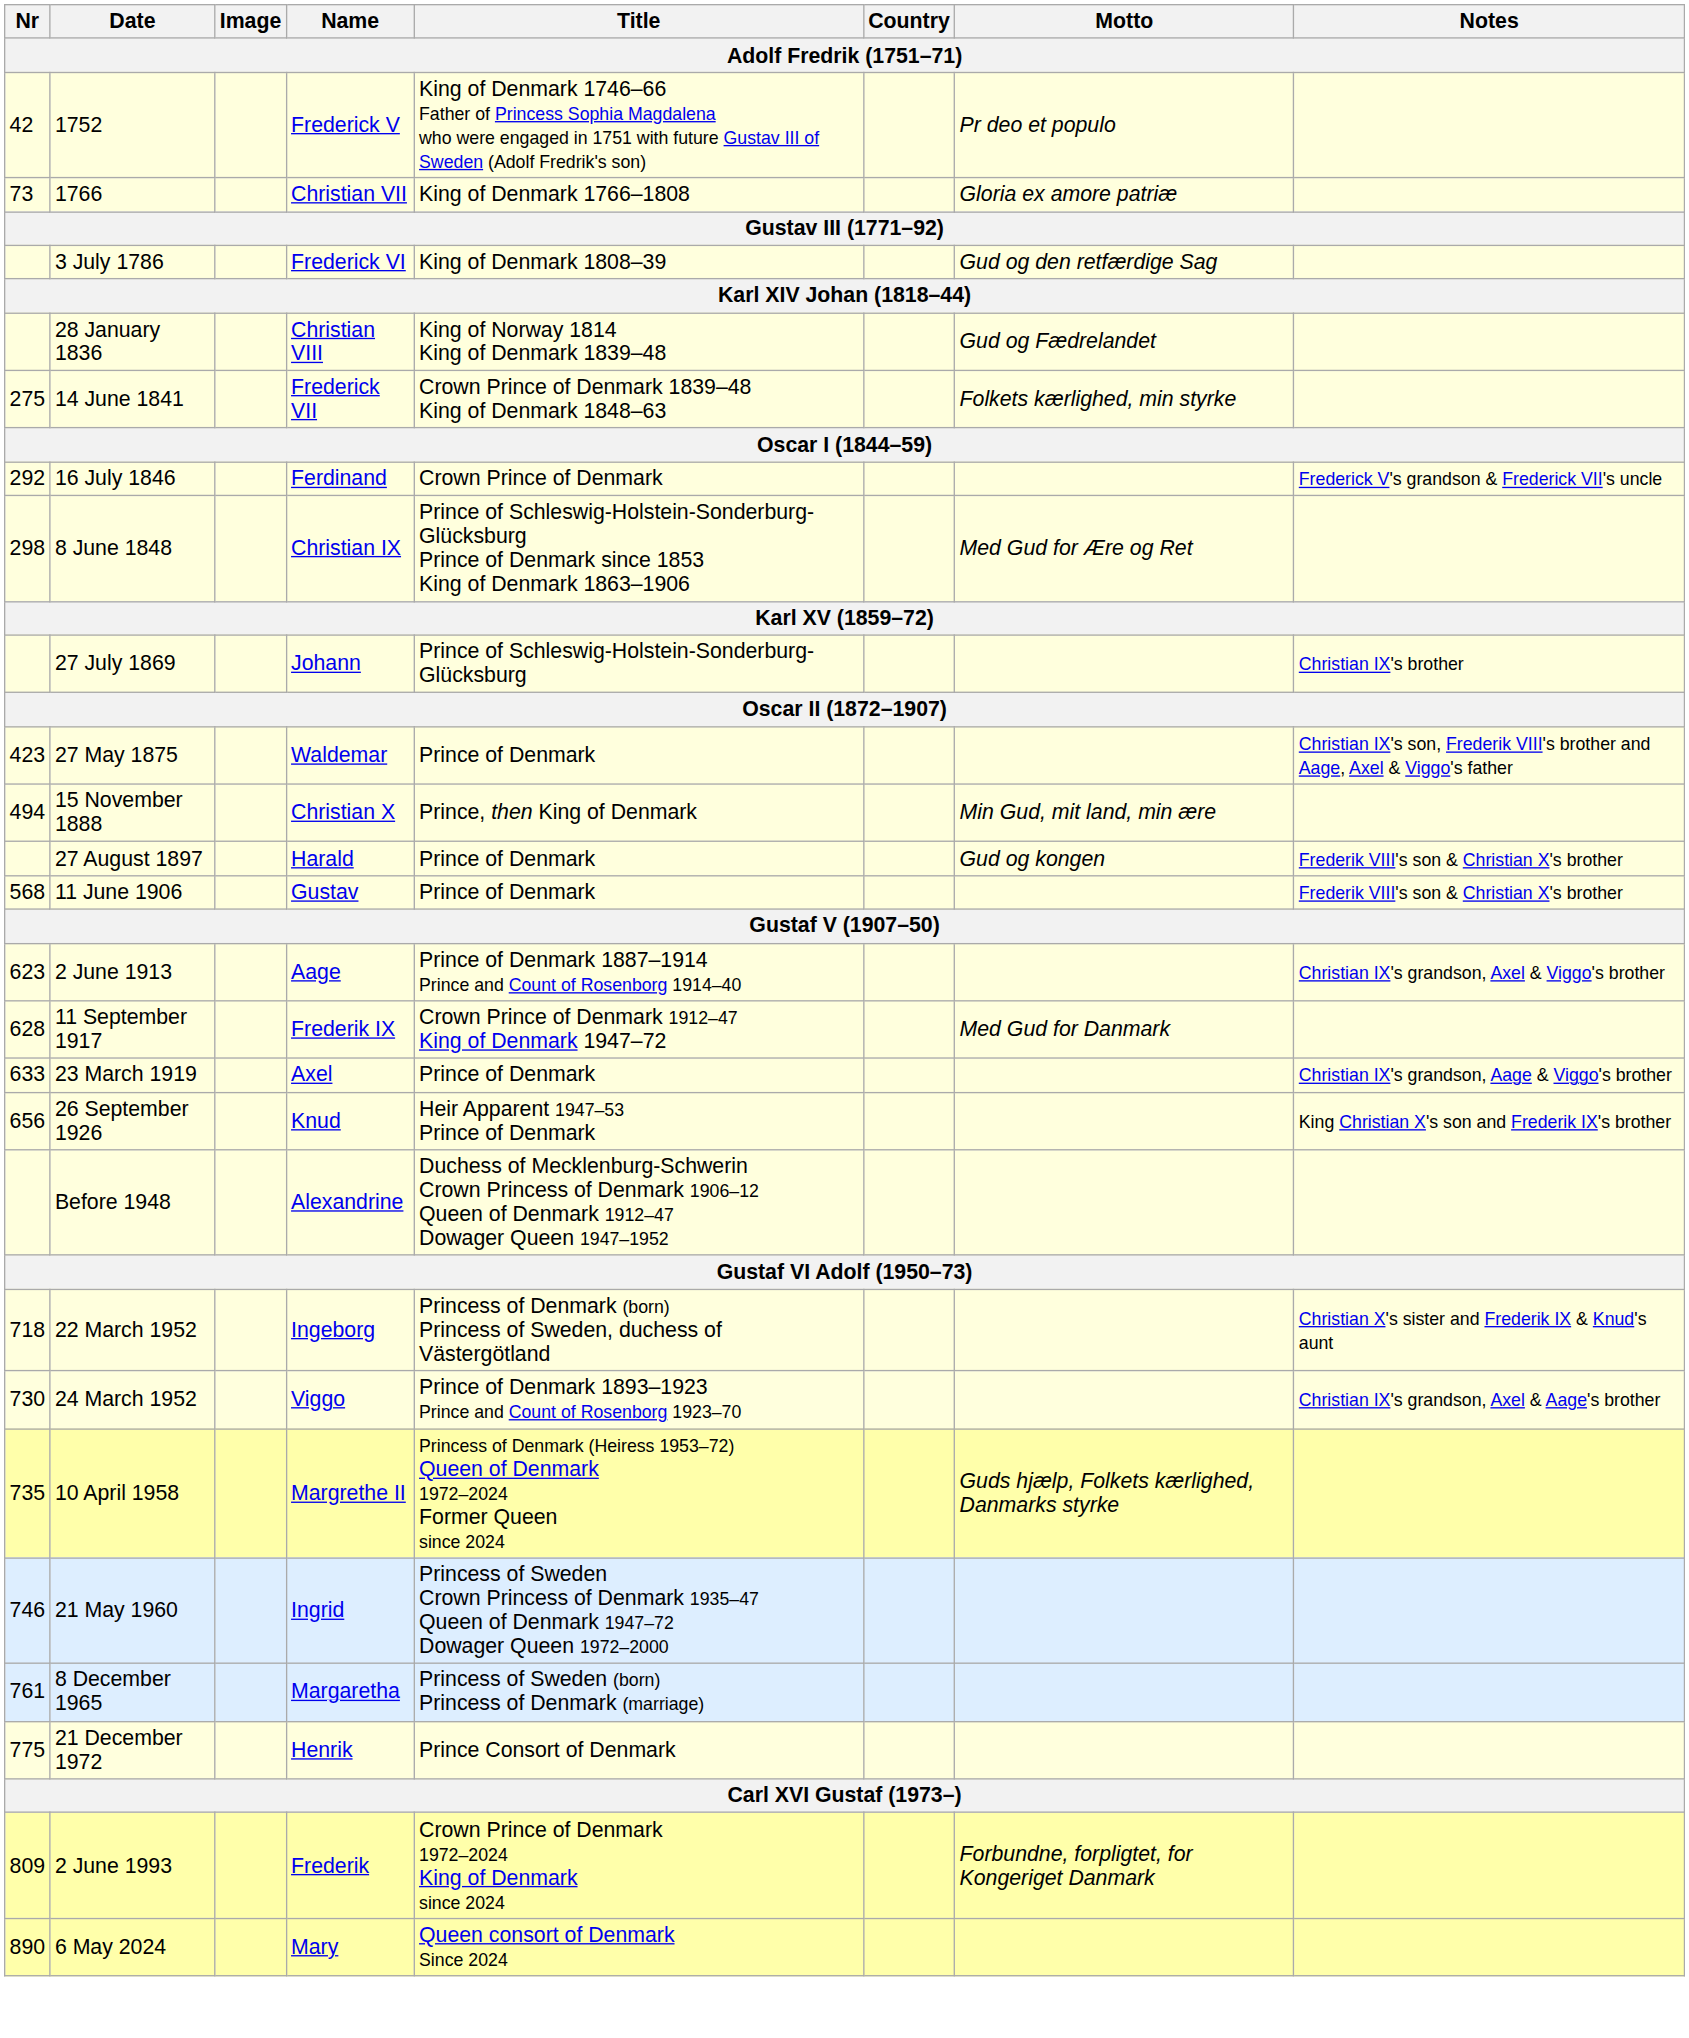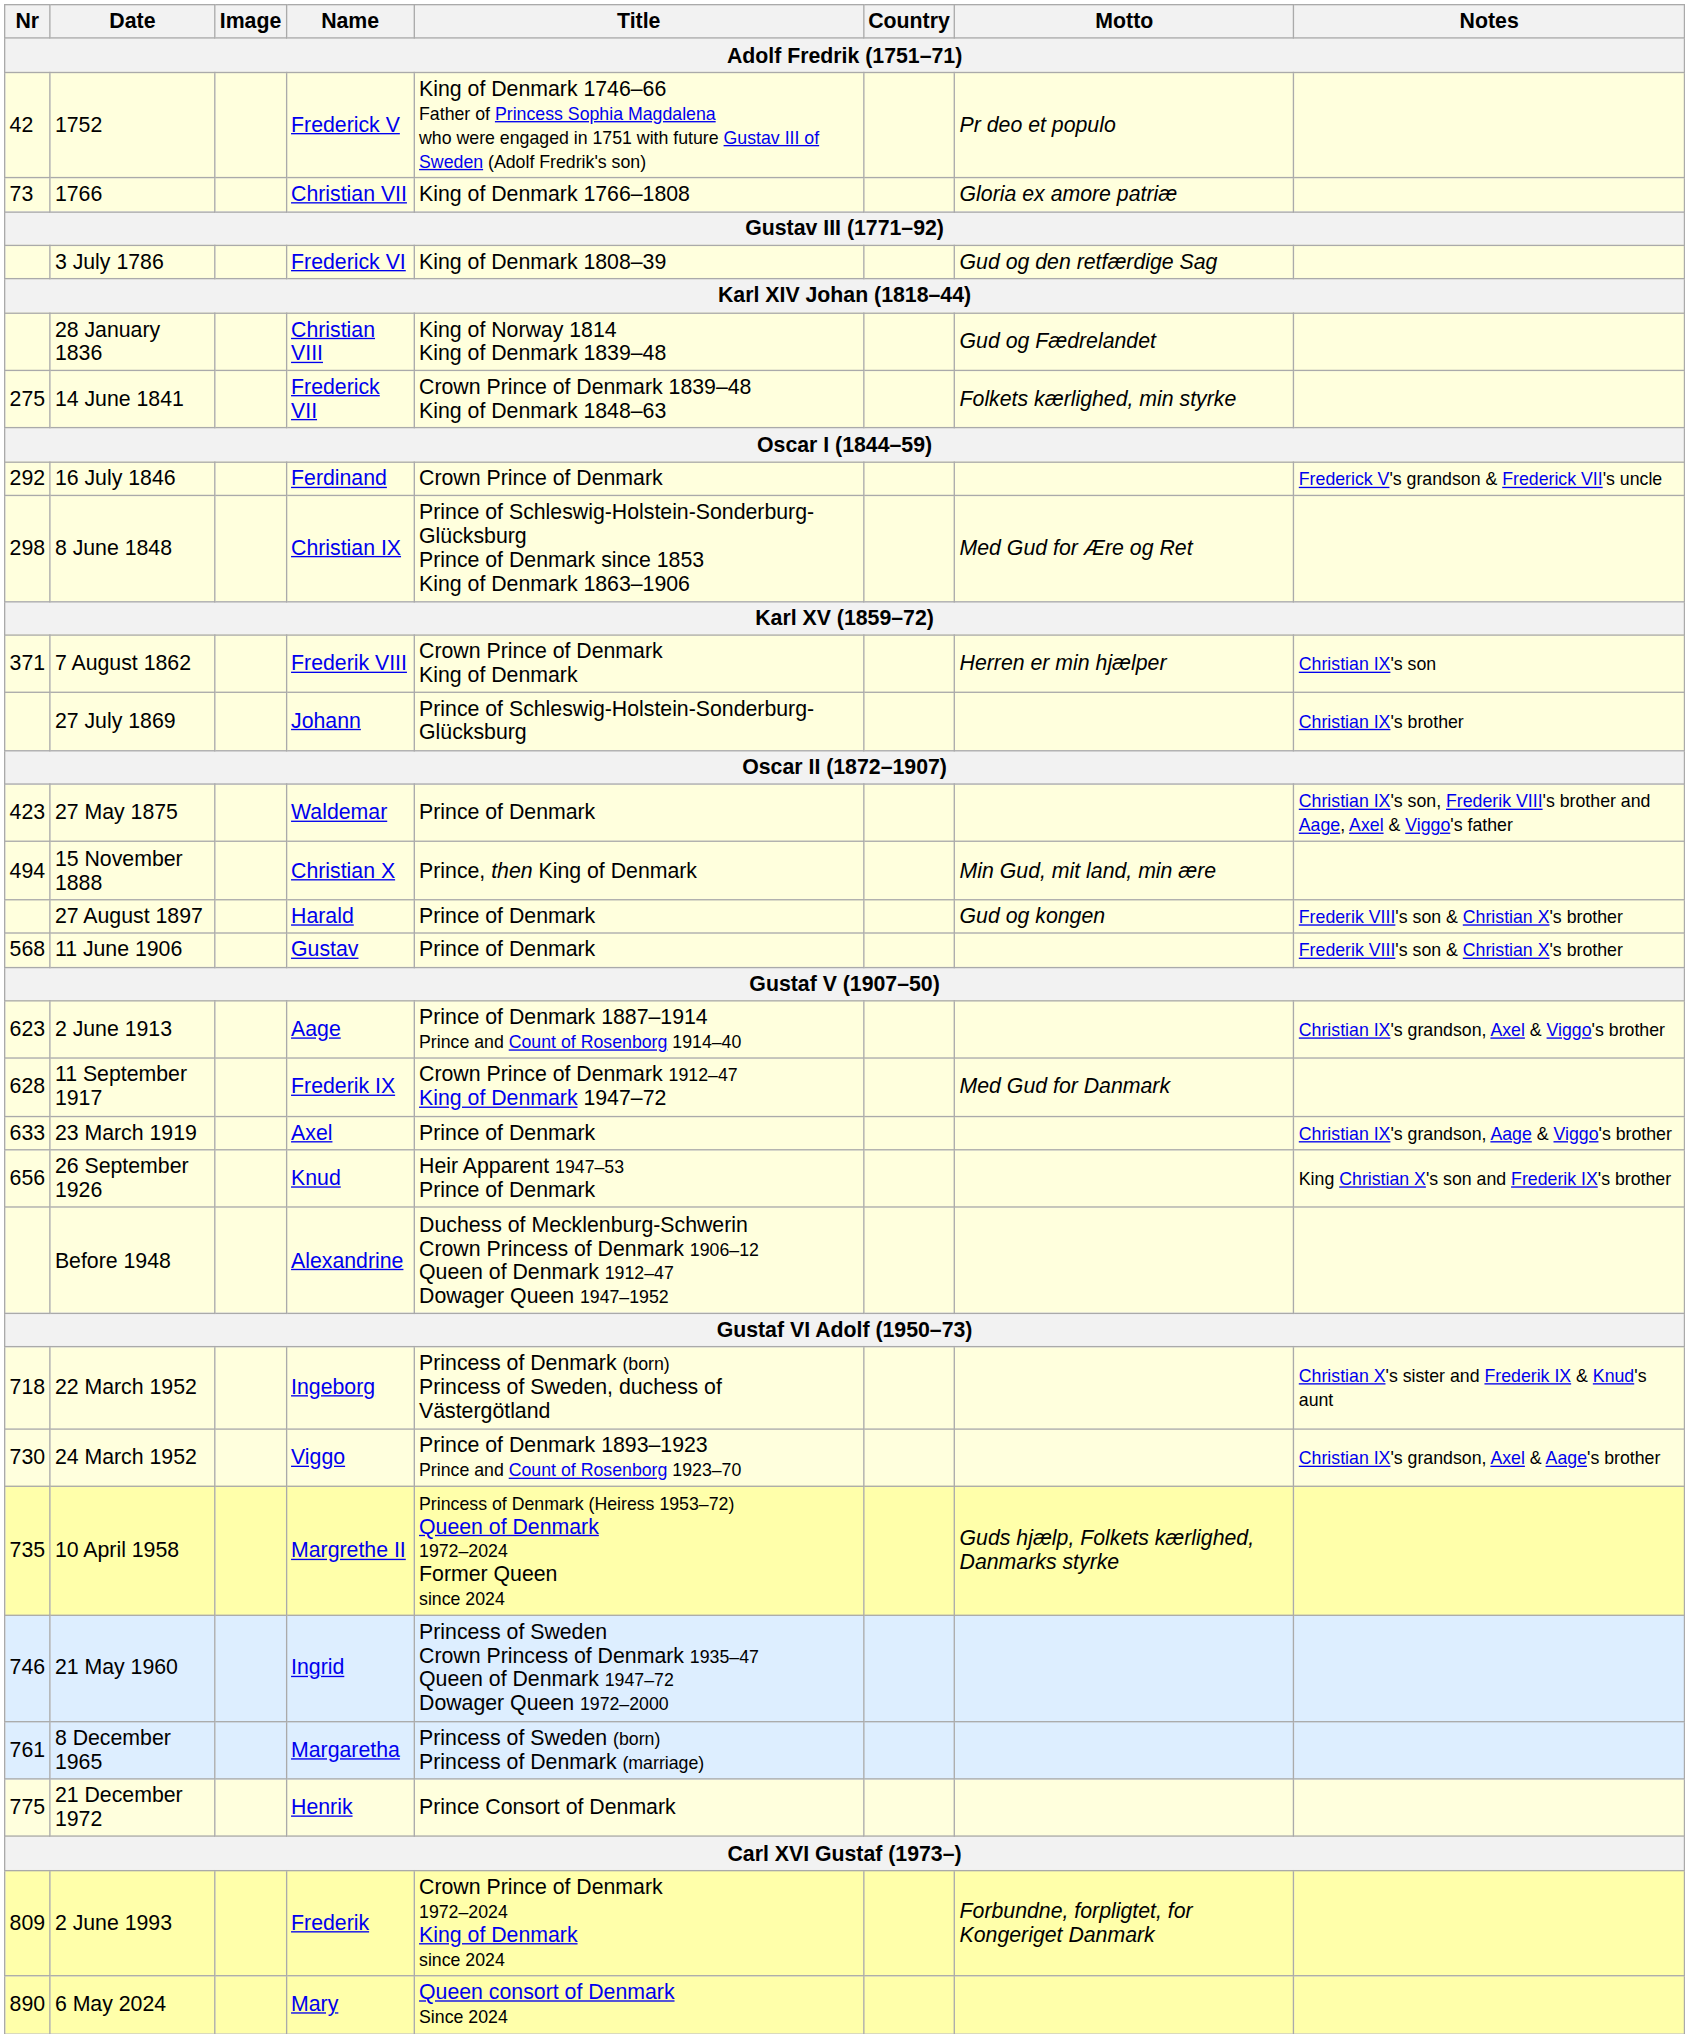+ row: (123, 663)
